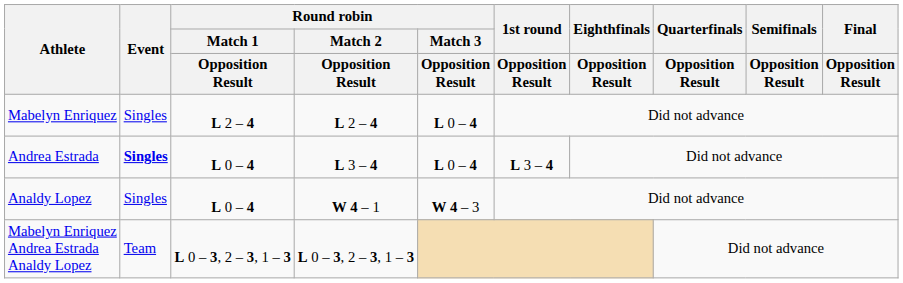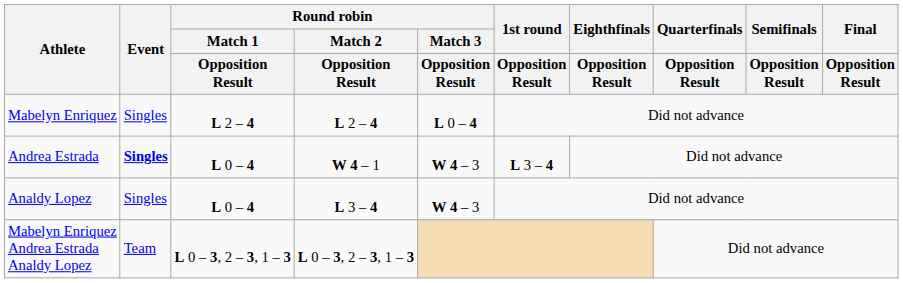(356, 165) L 3 – 4 -> (356, 165) W 4 – 1
(456, 165) L 0 – 4 -> (456, 165) W 4 – 3
(356, 207) W 4 – 1 -> (356, 207) L 3 – 4
